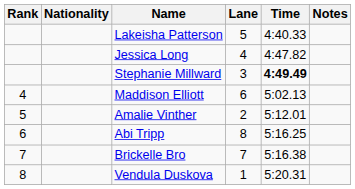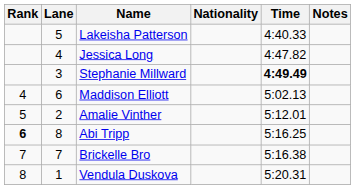columns swapped: (243, 14) <-> (76, 14)
(23, 134) normal -> (23, 134) bold
